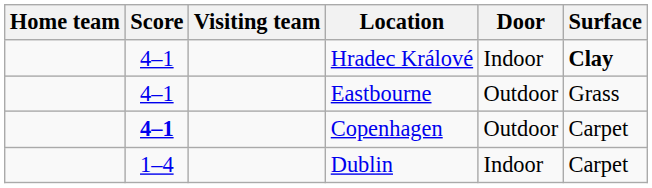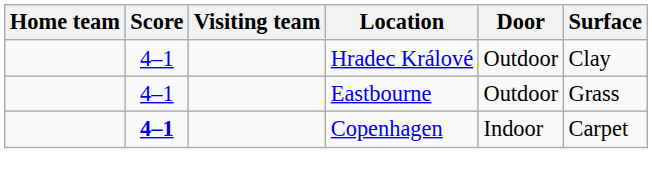(513, 57) Indoor -> (521, 57) Outdoor
(591, 57) bold -> (590, 57) normal
(521, 128) Outdoor -> (513, 128) Indoor
- row: (362, 164)
